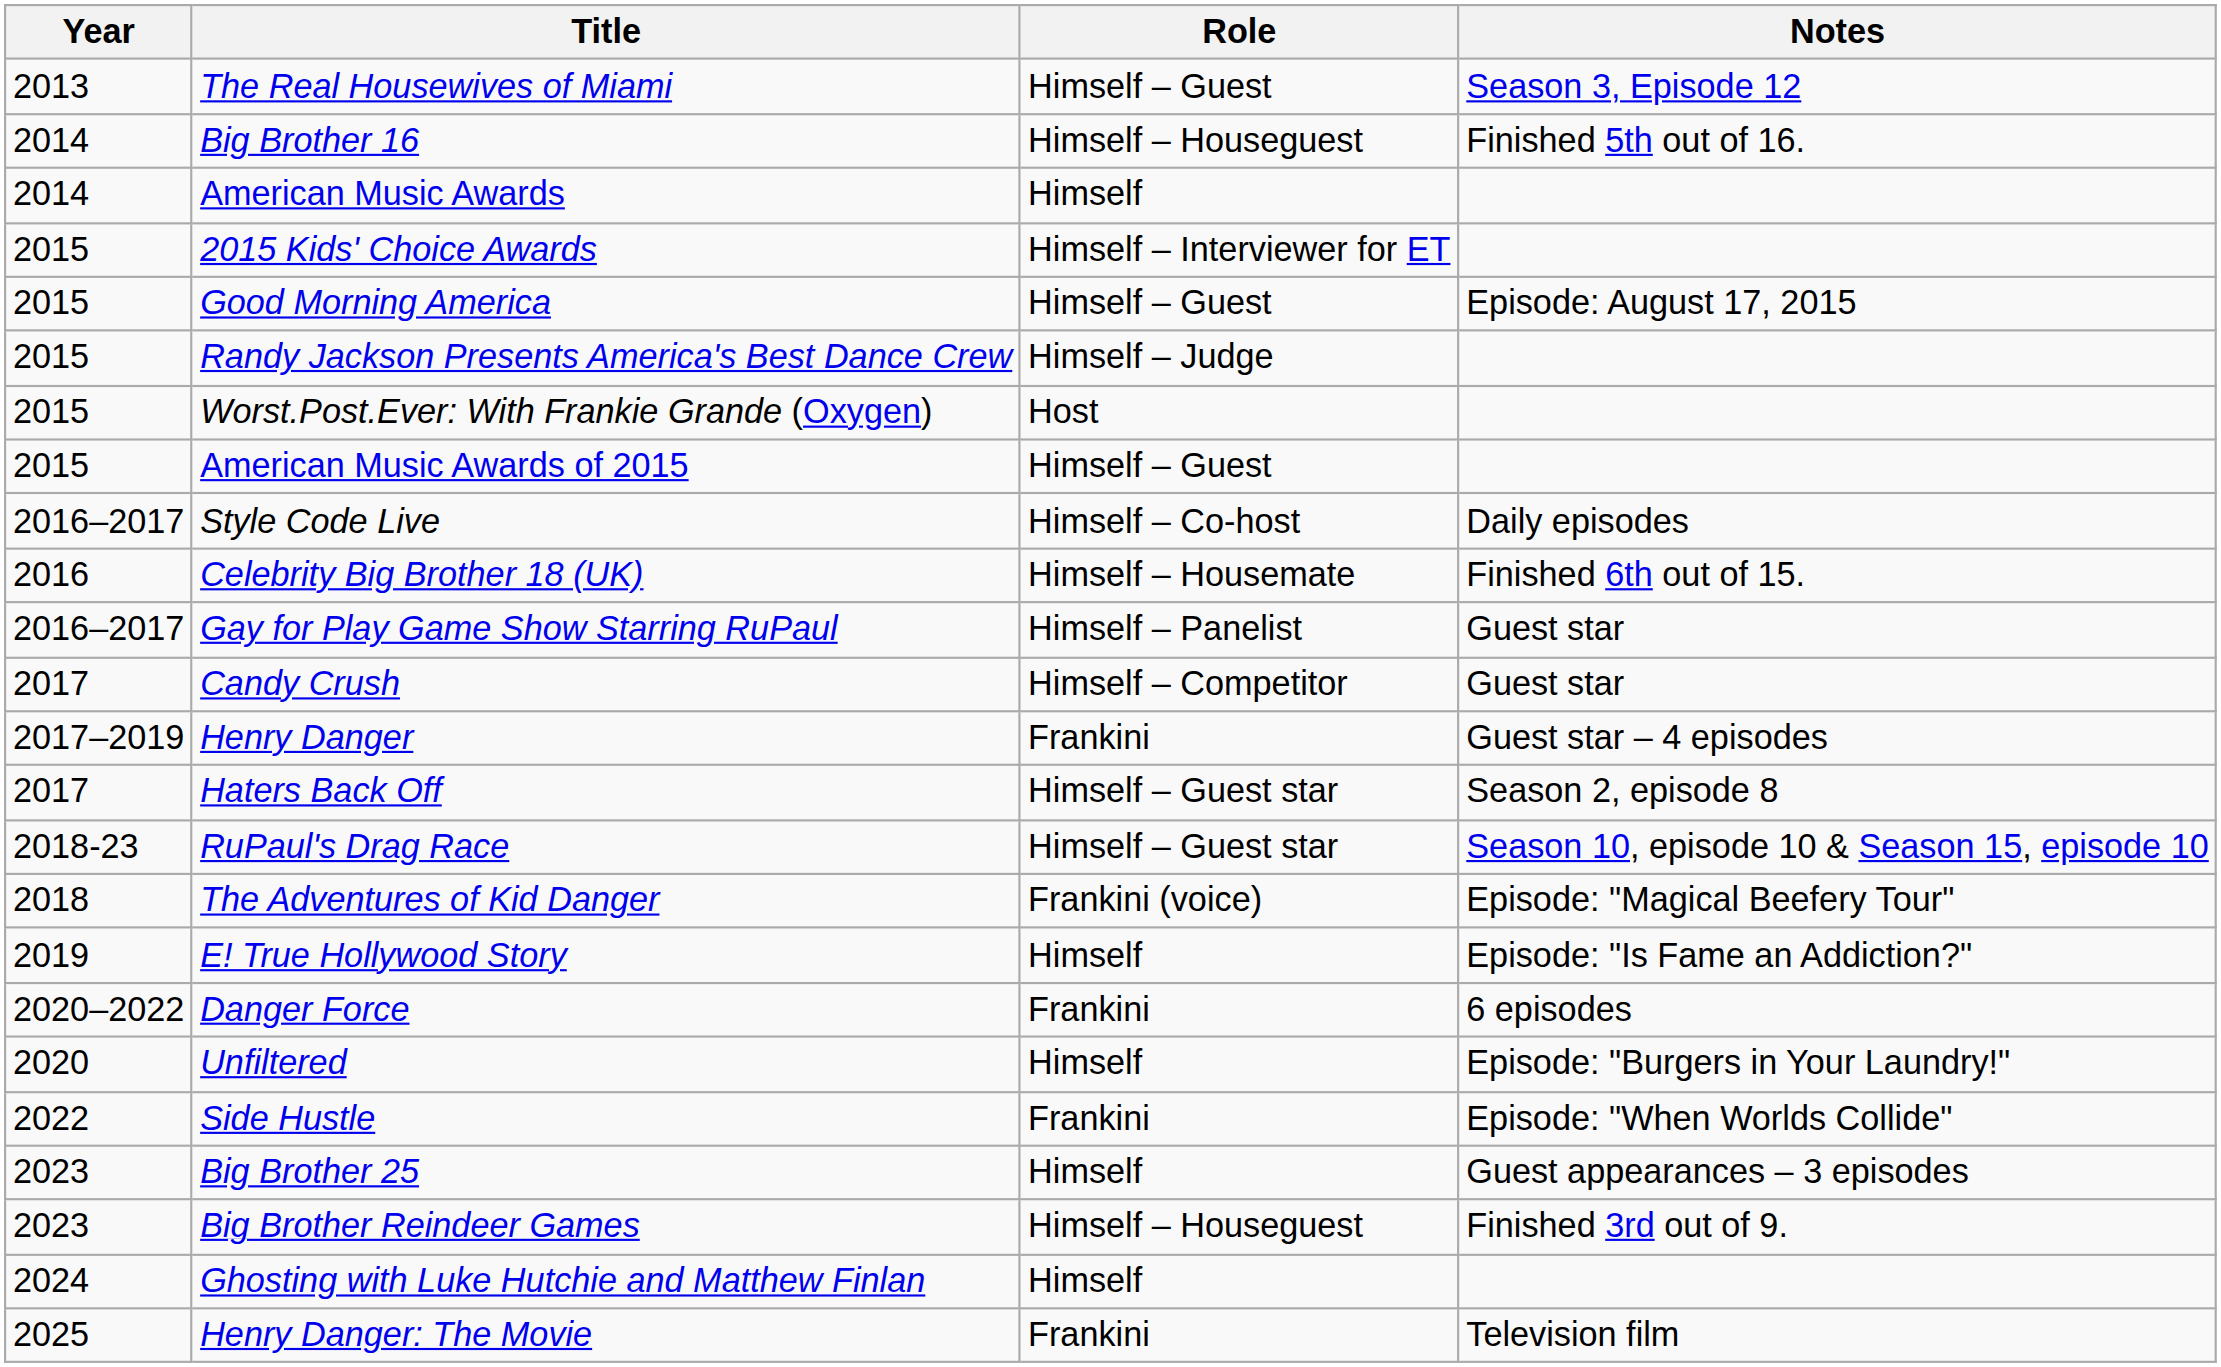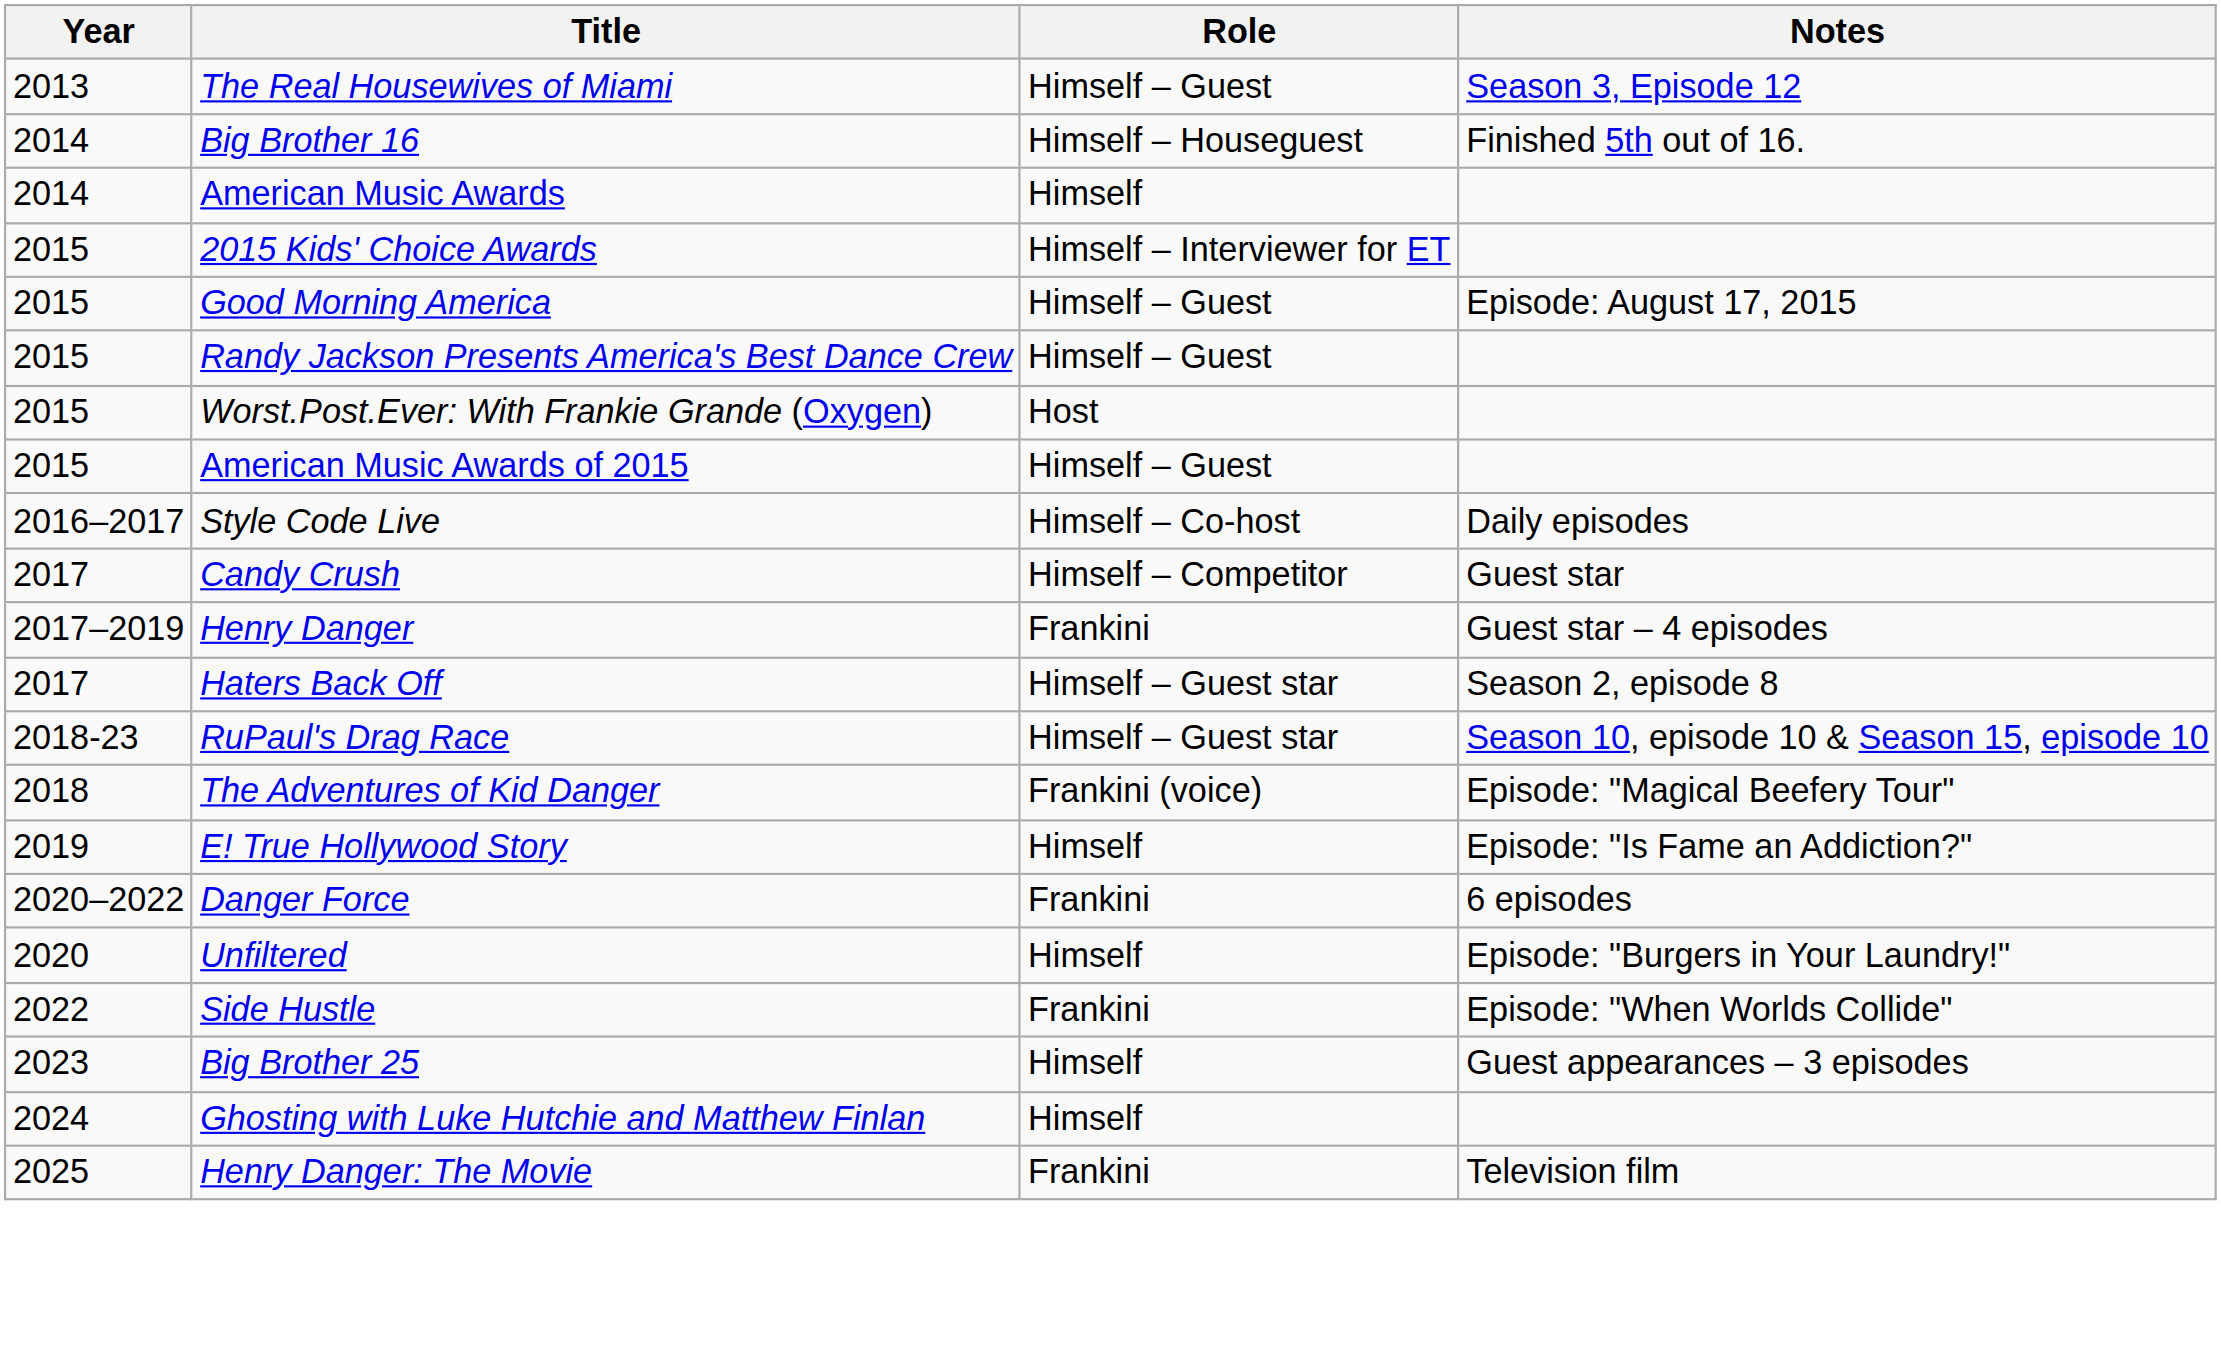(1151, 357) Himself – Judge -> (1150, 357) Himself – Guest
- row: (422, 574)
- row: (519, 628)
- row: (420, 1226)
